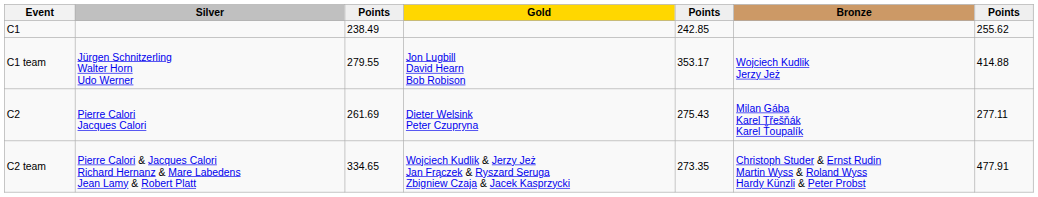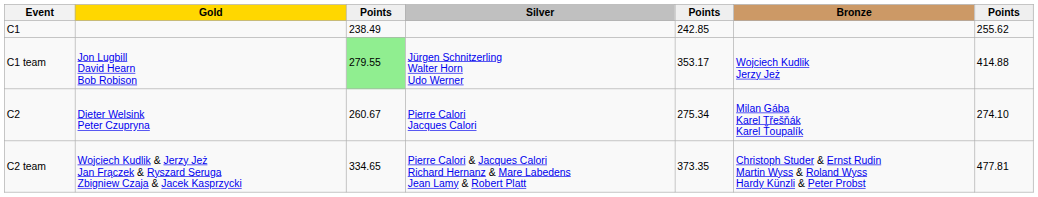columns swapped: (539, 12) <-> (210, 12)
(363, 63) no background -> (365, 63) lightgreen background
(363, 114) 261.69 -> (365, 114) 260.67
(693, 114) 275.43 -> (693, 114) 275.34
(992, 114) 277.11 -> (993, 114) 274.10
(693, 166) 273.35 -> (693, 166) 373.35
(993, 166) 477.91 -> (993, 166) 477.81
